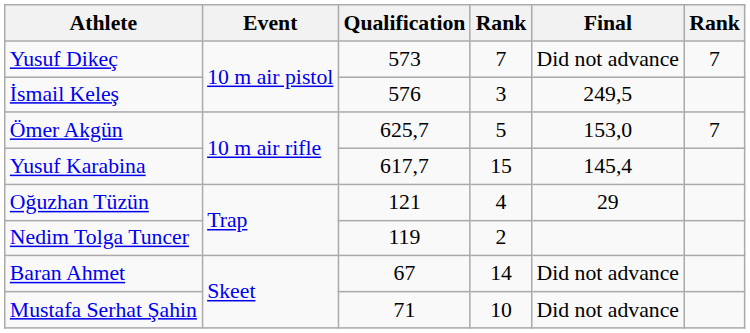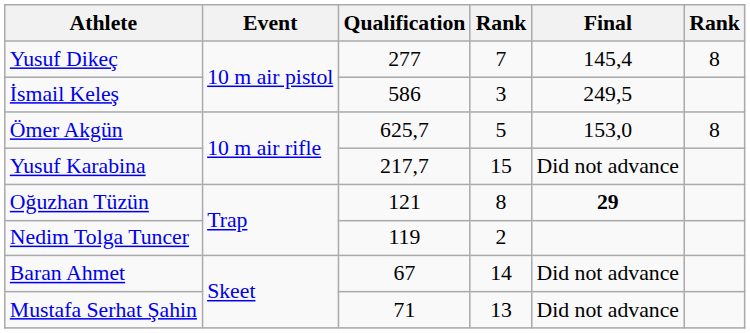(404, 58) 573 -> (404, 58) 277
(608, 58) Did not advance -> (608, 58) 145,4
(715, 58) 7 -> (715, 58) 8
(404, 94) 576 -> (404, 94) 586
(715, 130) 7 -> (715, 130) 8
(404, 166) 617,7 -> (404, 166) 217,7
(608, 166) 145,4 -> (608, 166) Did not advance
(501, 202) 4 -> (501, 202) 8
(608, 202) normal -> (608, 202) bold
(501, 309) 10 -> (501, 309) 13
